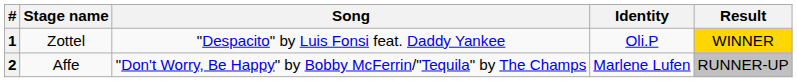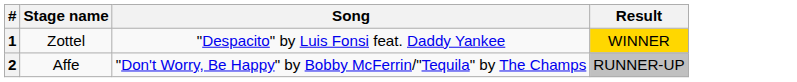- column: (642, 16)
